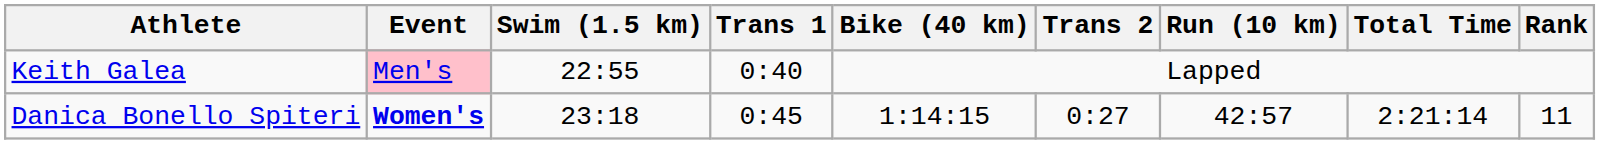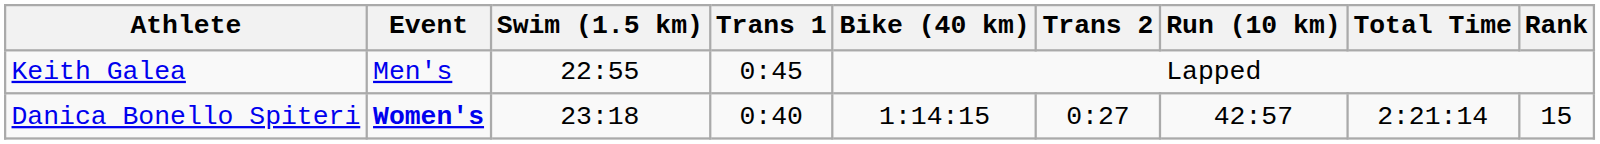(413, 71) pink background -> (413, 71) no background
(771, 71) 0:40 -> (771, 71) 0:45
(771, 116) 0:45 -> (771, 116) 0:40
(1556, 116) 11 -> (1556, 116) 15
